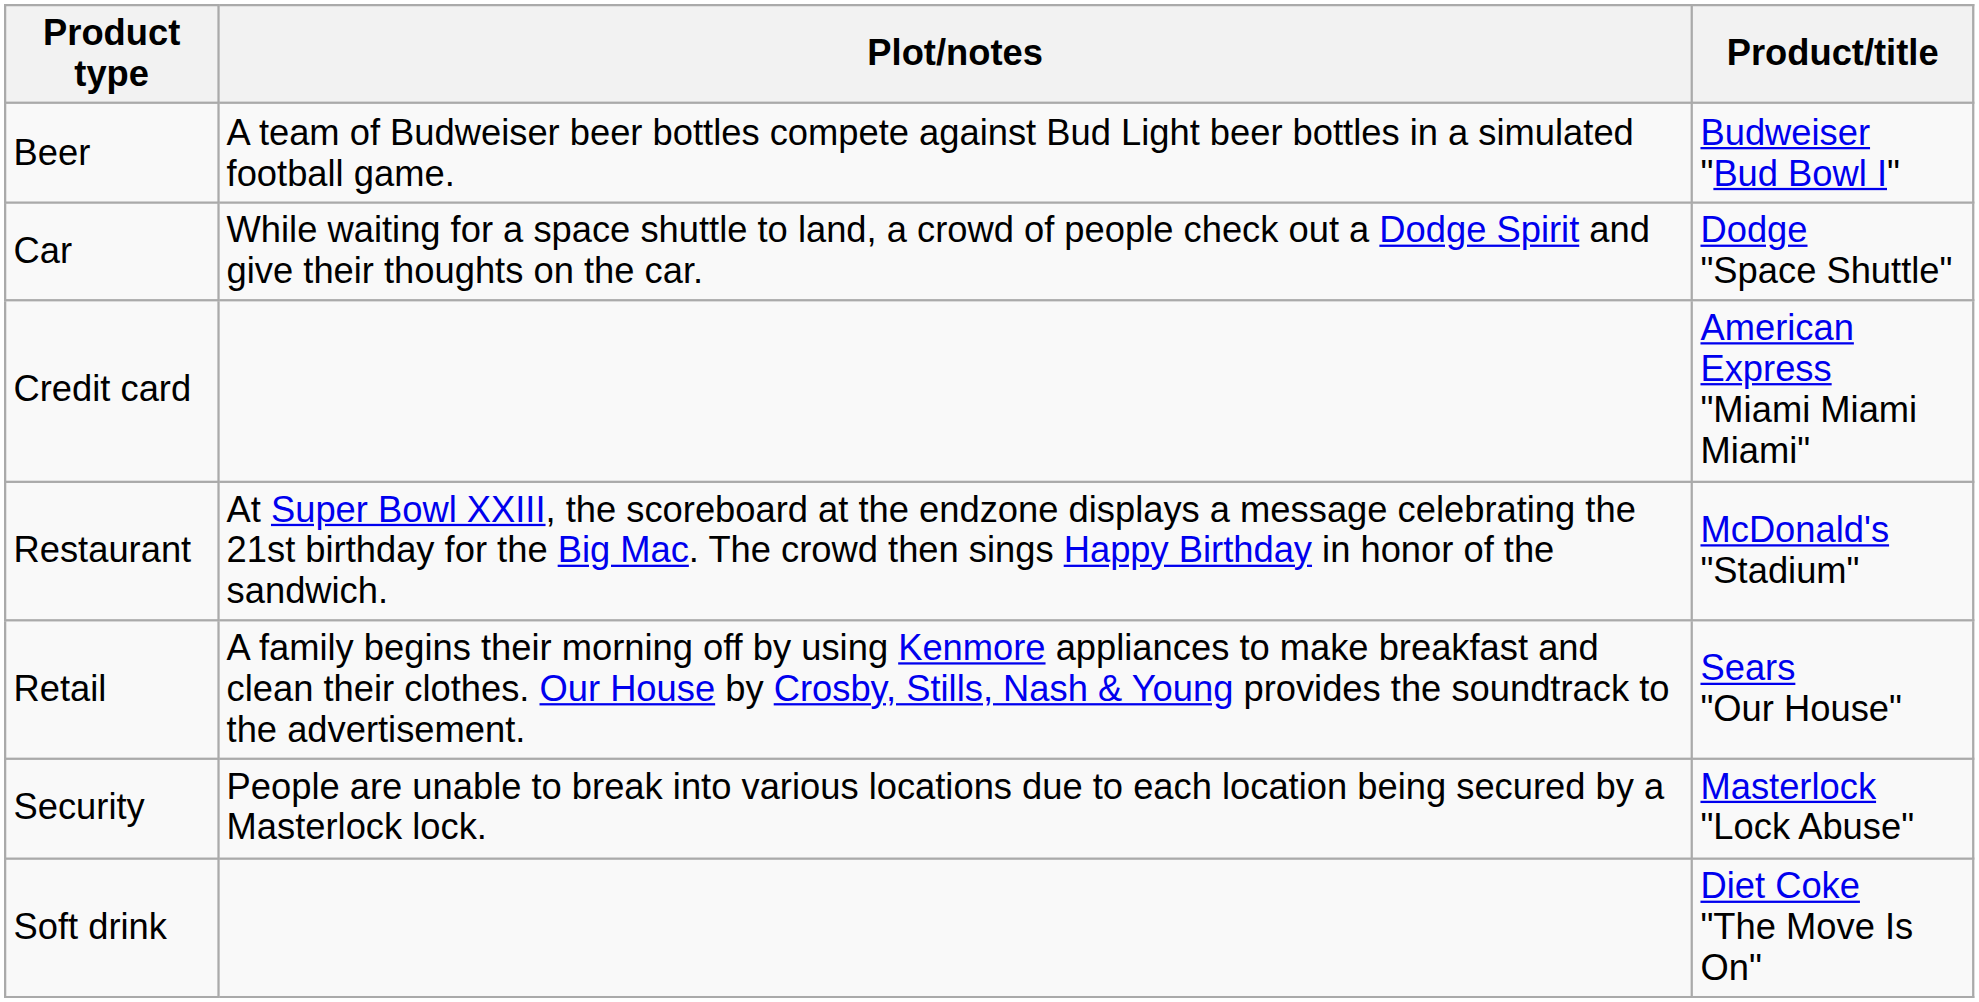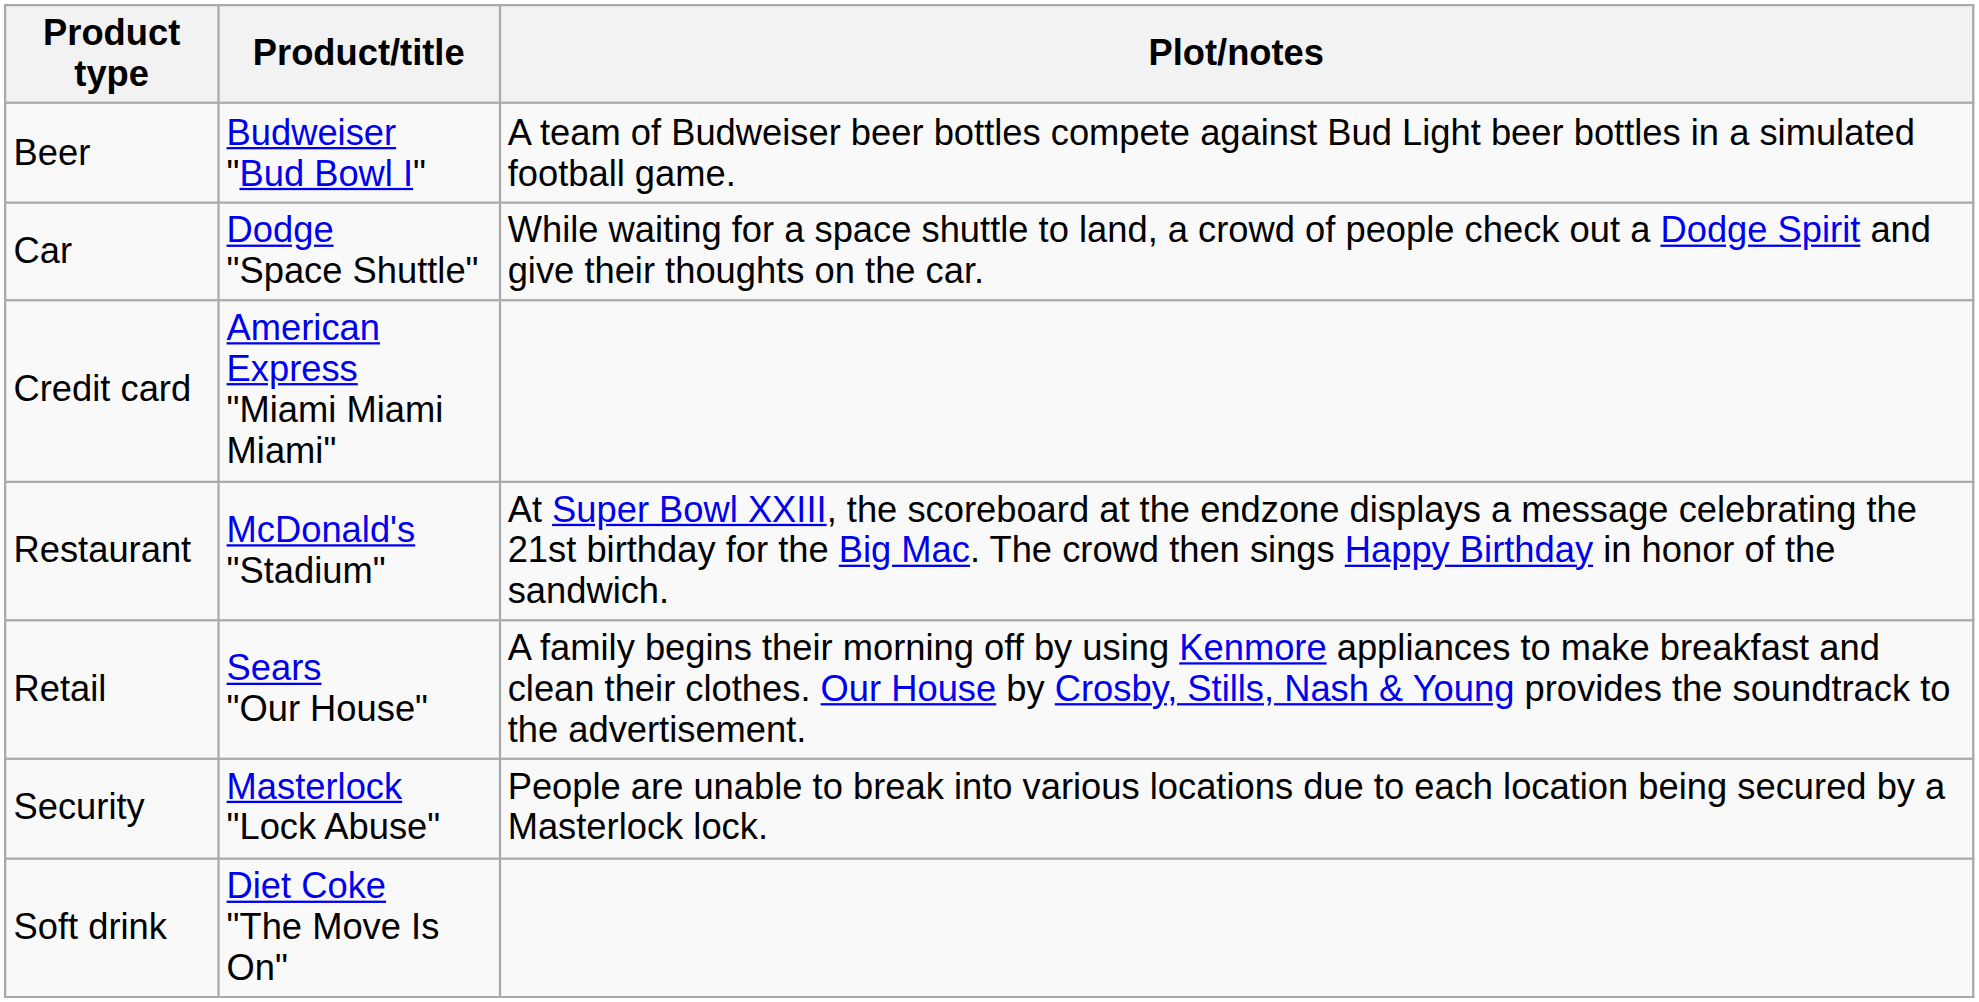columns swapped: (1833, 53) <-> (955, 53)
